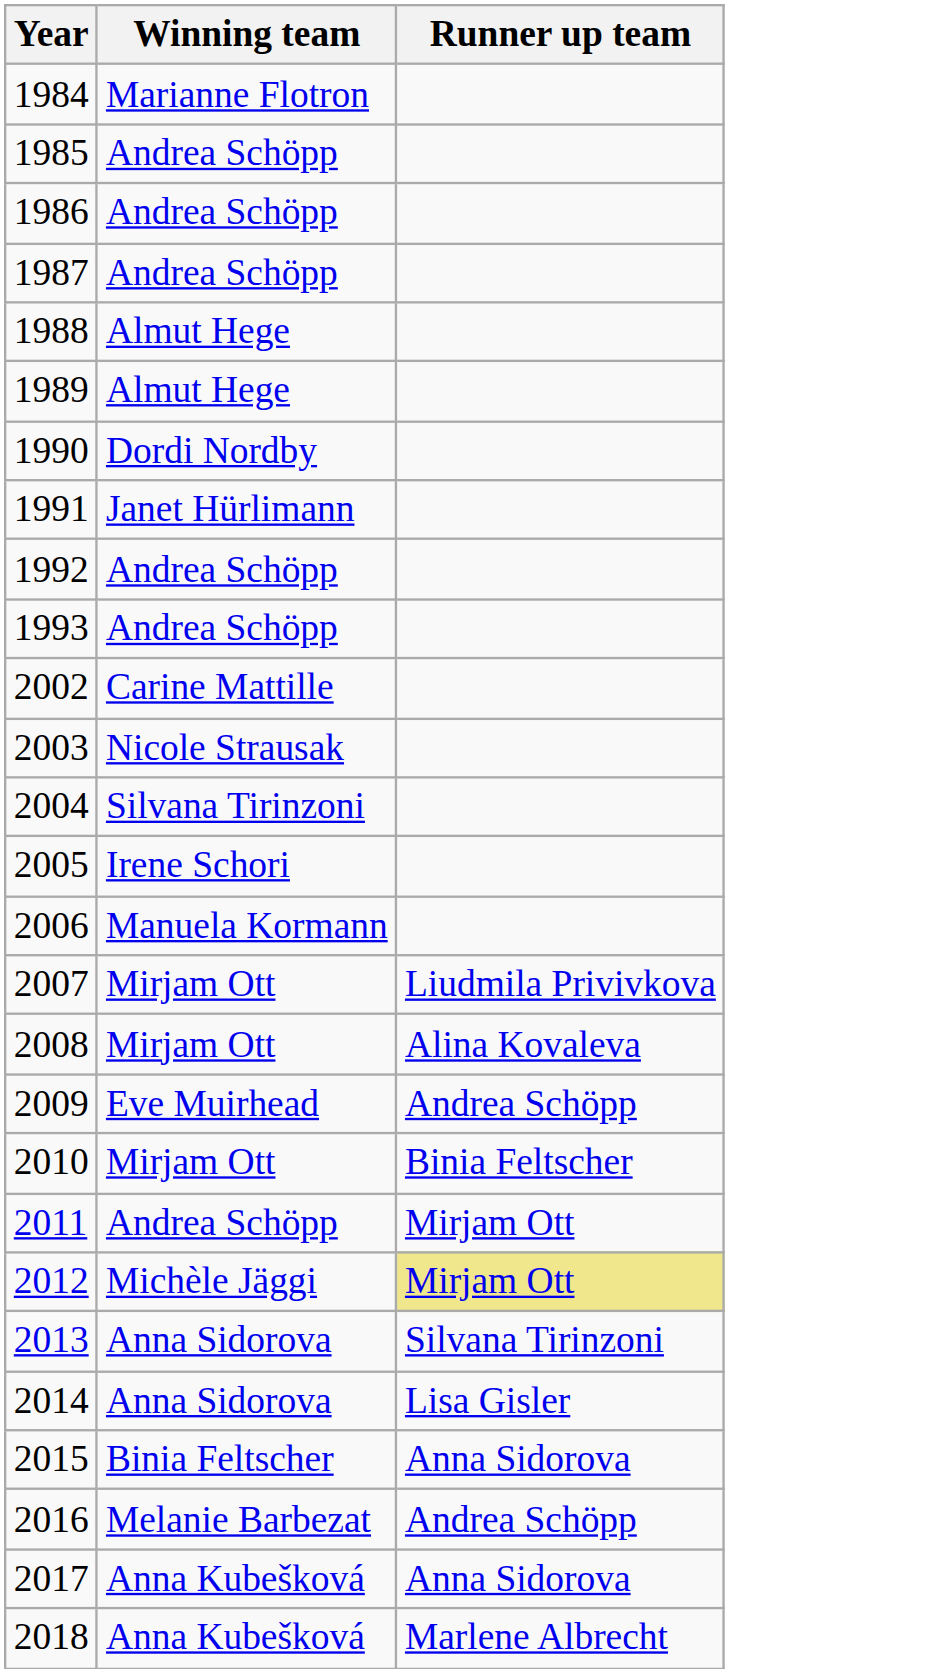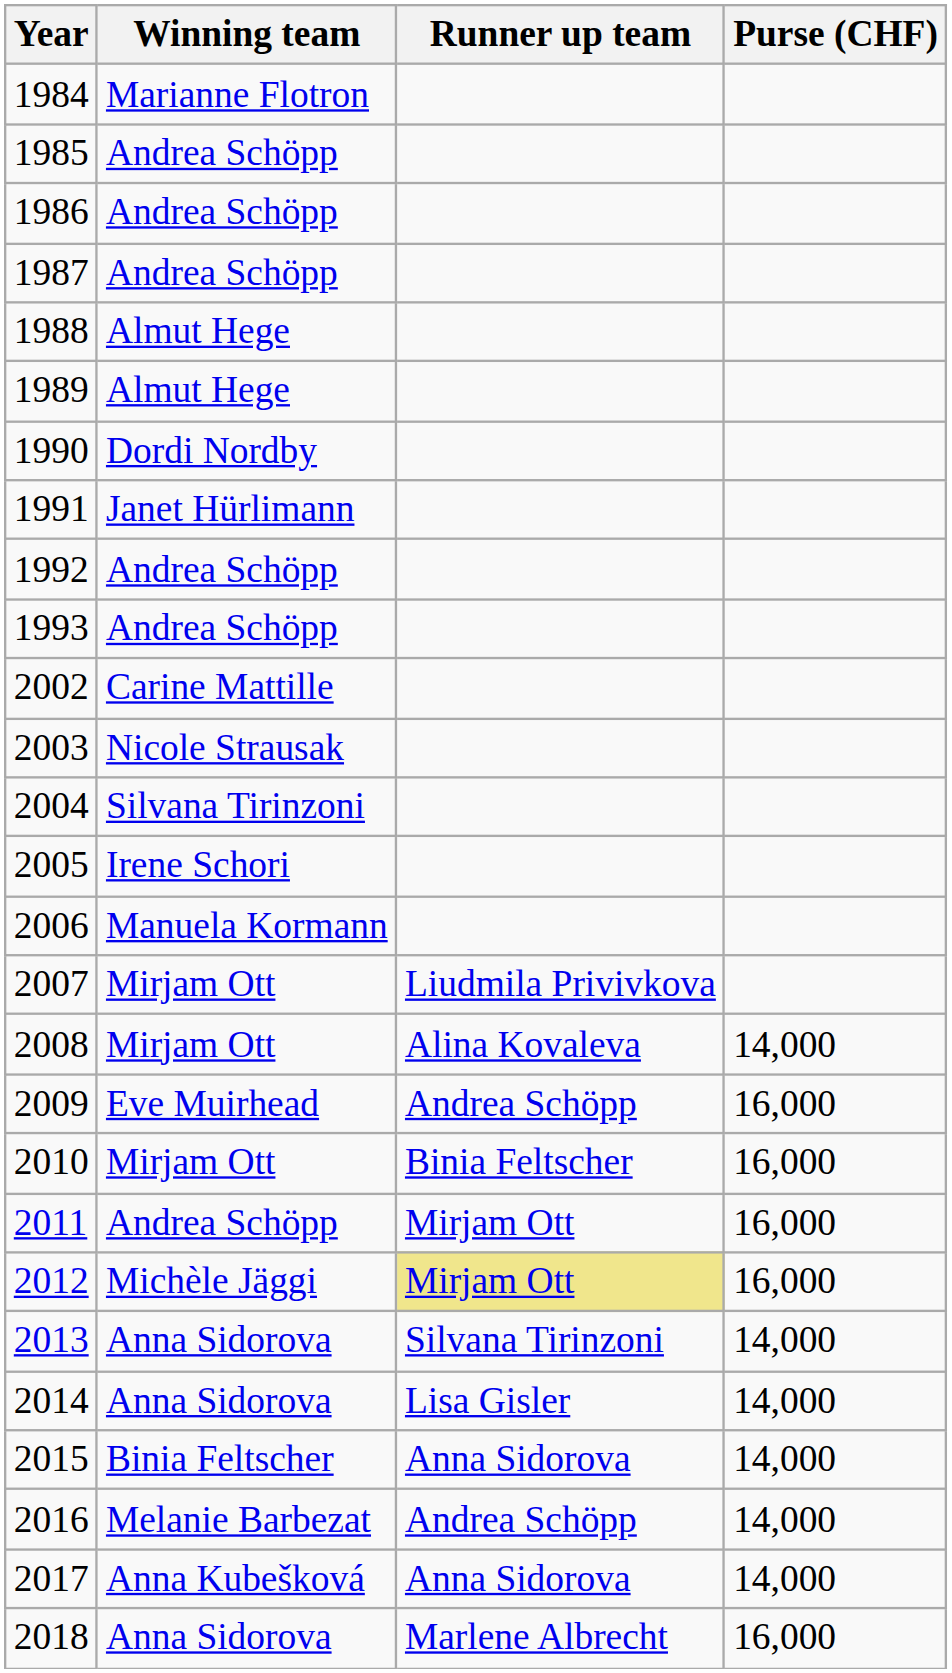+ column: (836, 34)
(235, 1637) Anna Kubešková -> (219, 1637) Anna Sidorova
